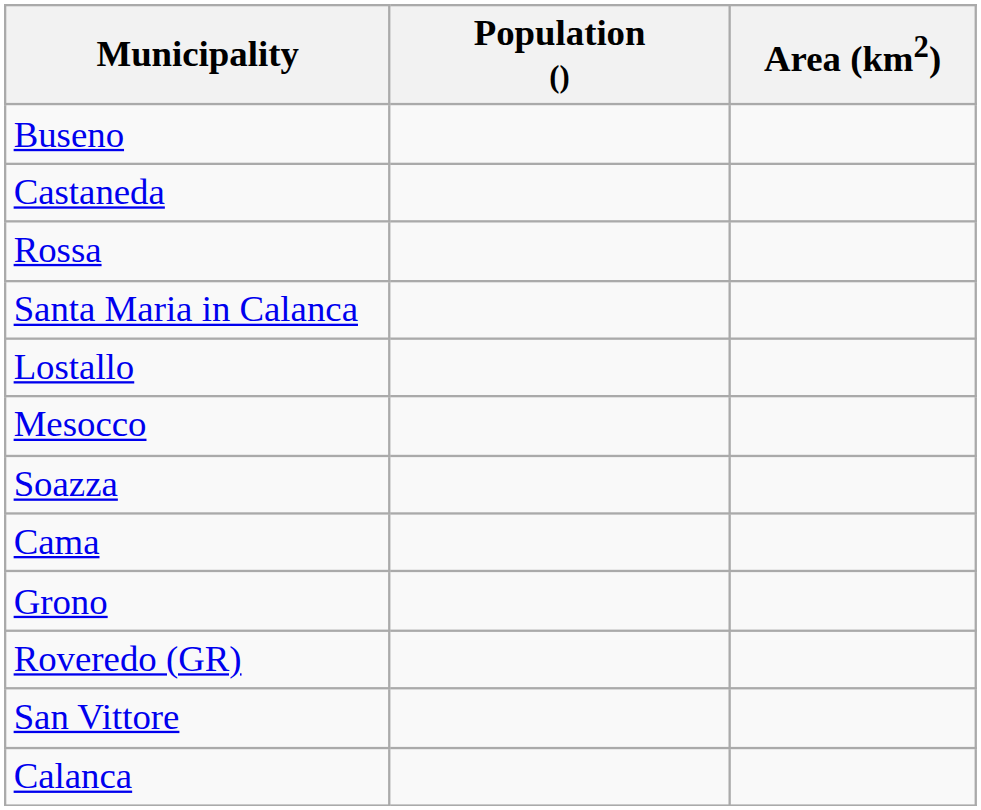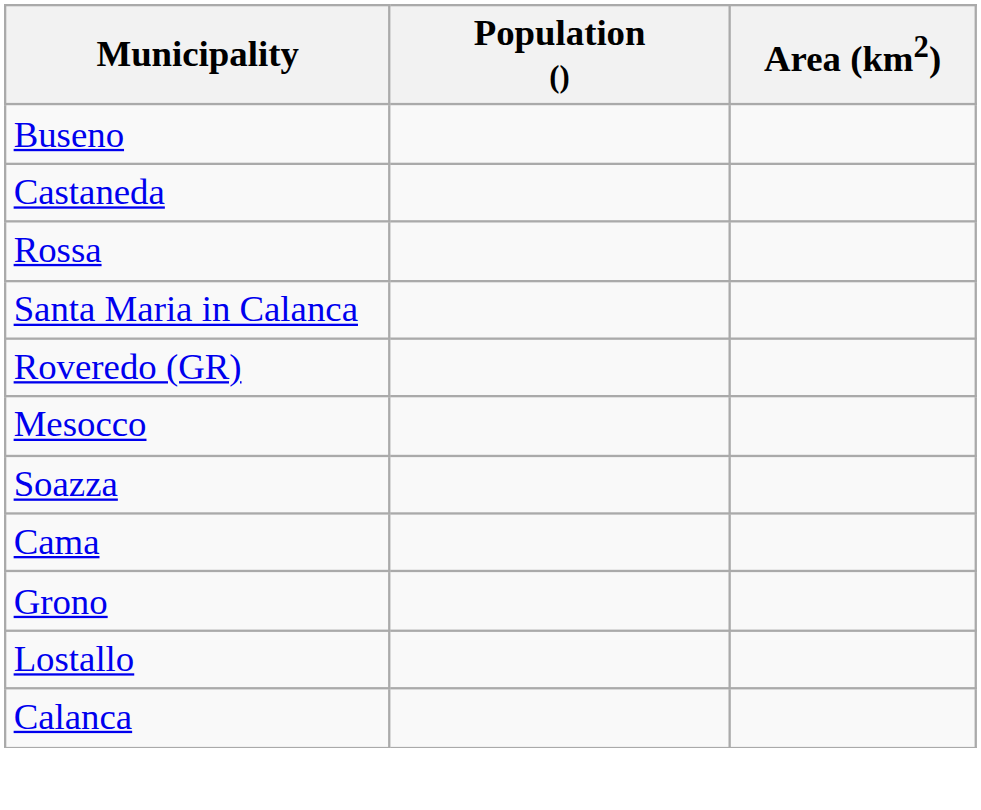rows swapped: (74, 366) <-> (128, 658)
- row: (97, 717)
